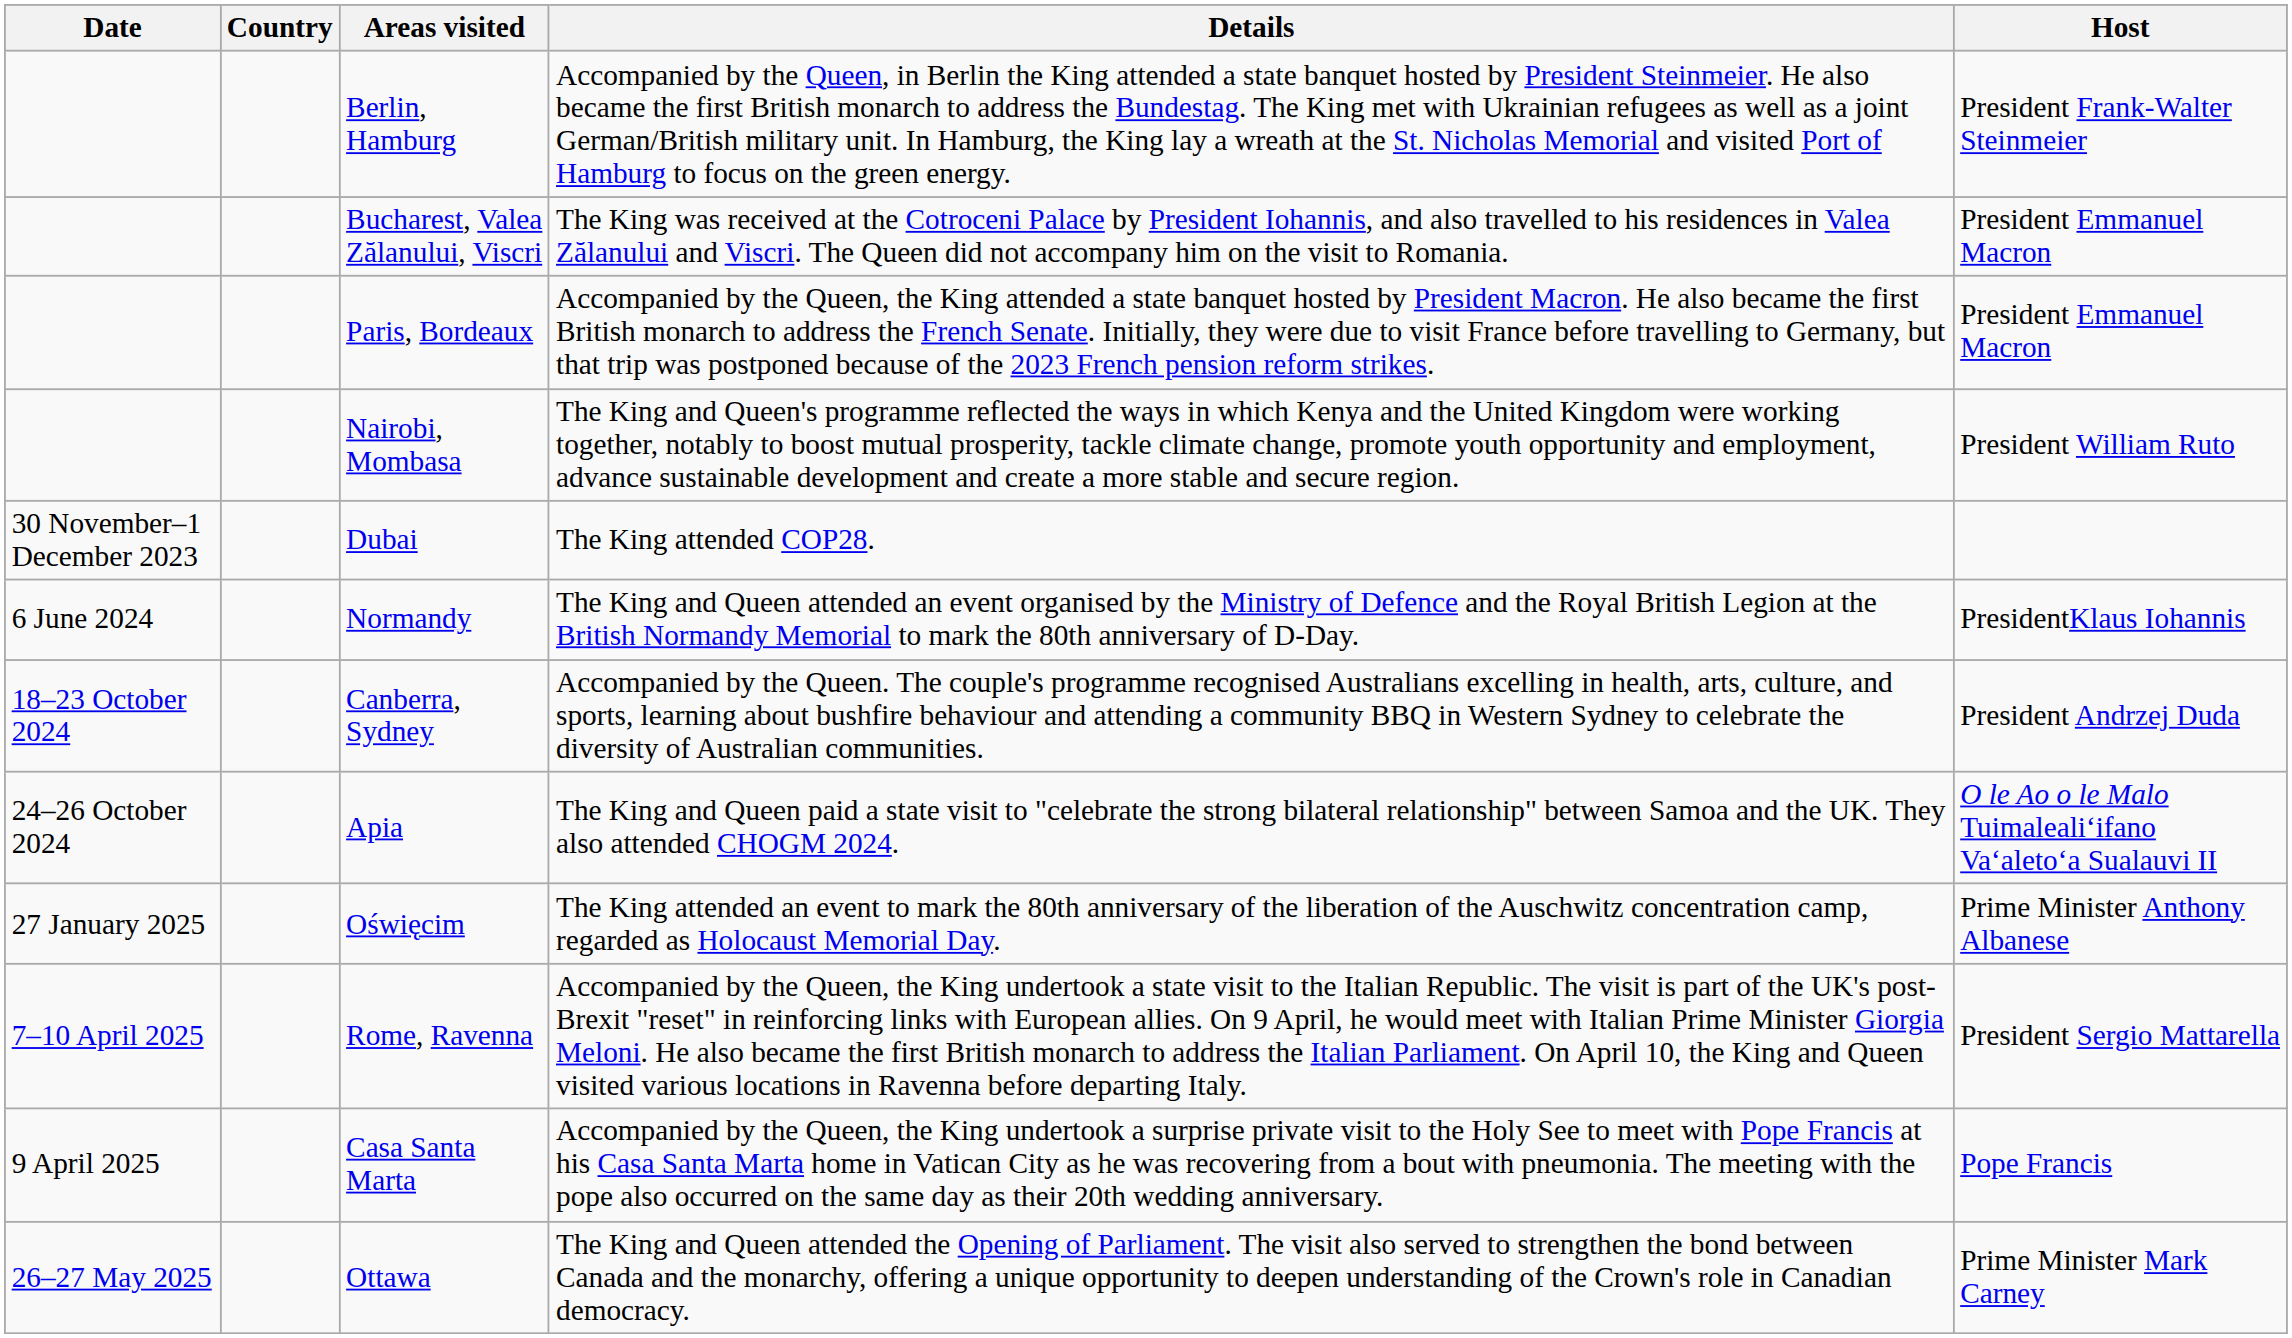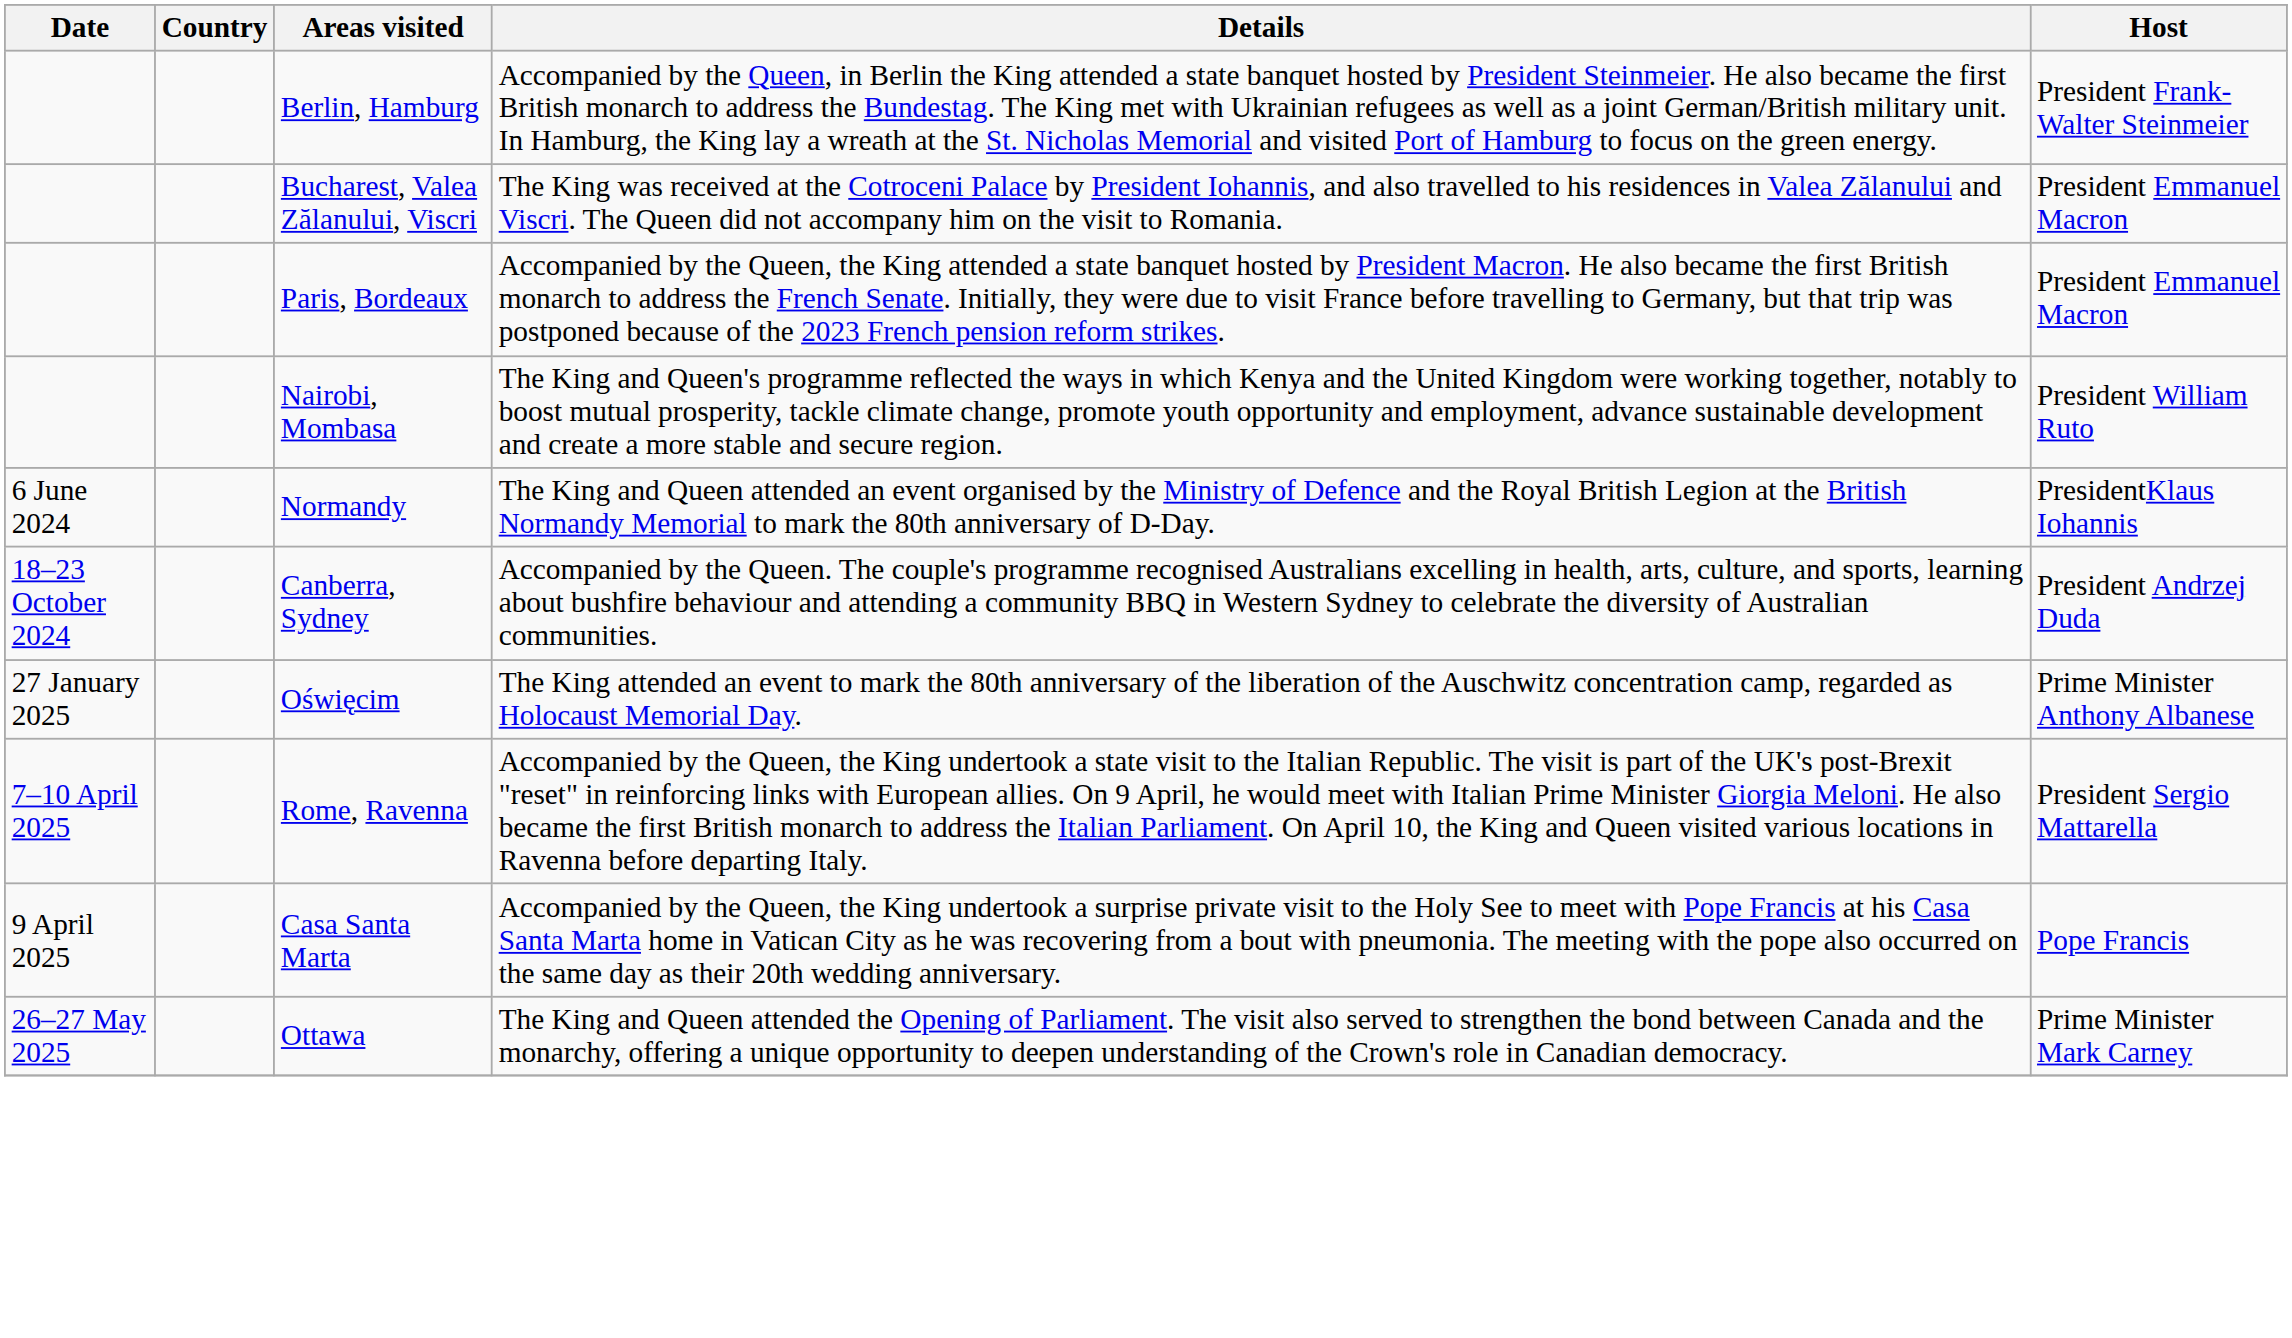- row: (382, 539)
- row: (375, 827)
